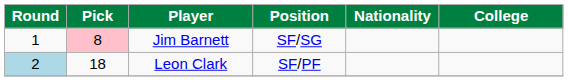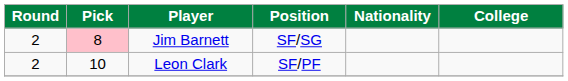(36, 40) 1 -> (36, 40) 2
(36, 64) lightblue background -> (36, 64) no background
(98, 64) 18 -> (98, 64) 10
